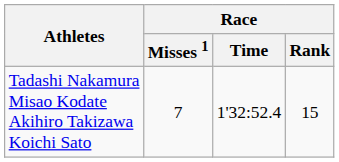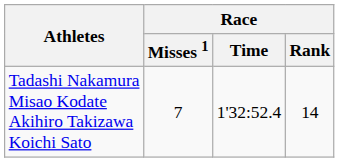(310, 112) 15 -> (310, 112) 14
